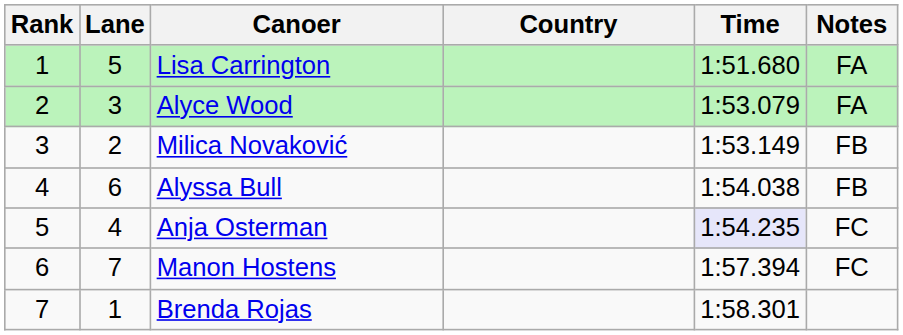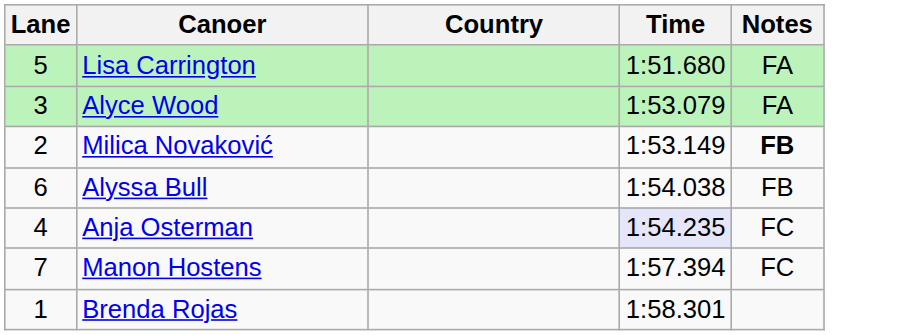- column: (42, 24)
(852, 146) normal -> (777, 146) bold
